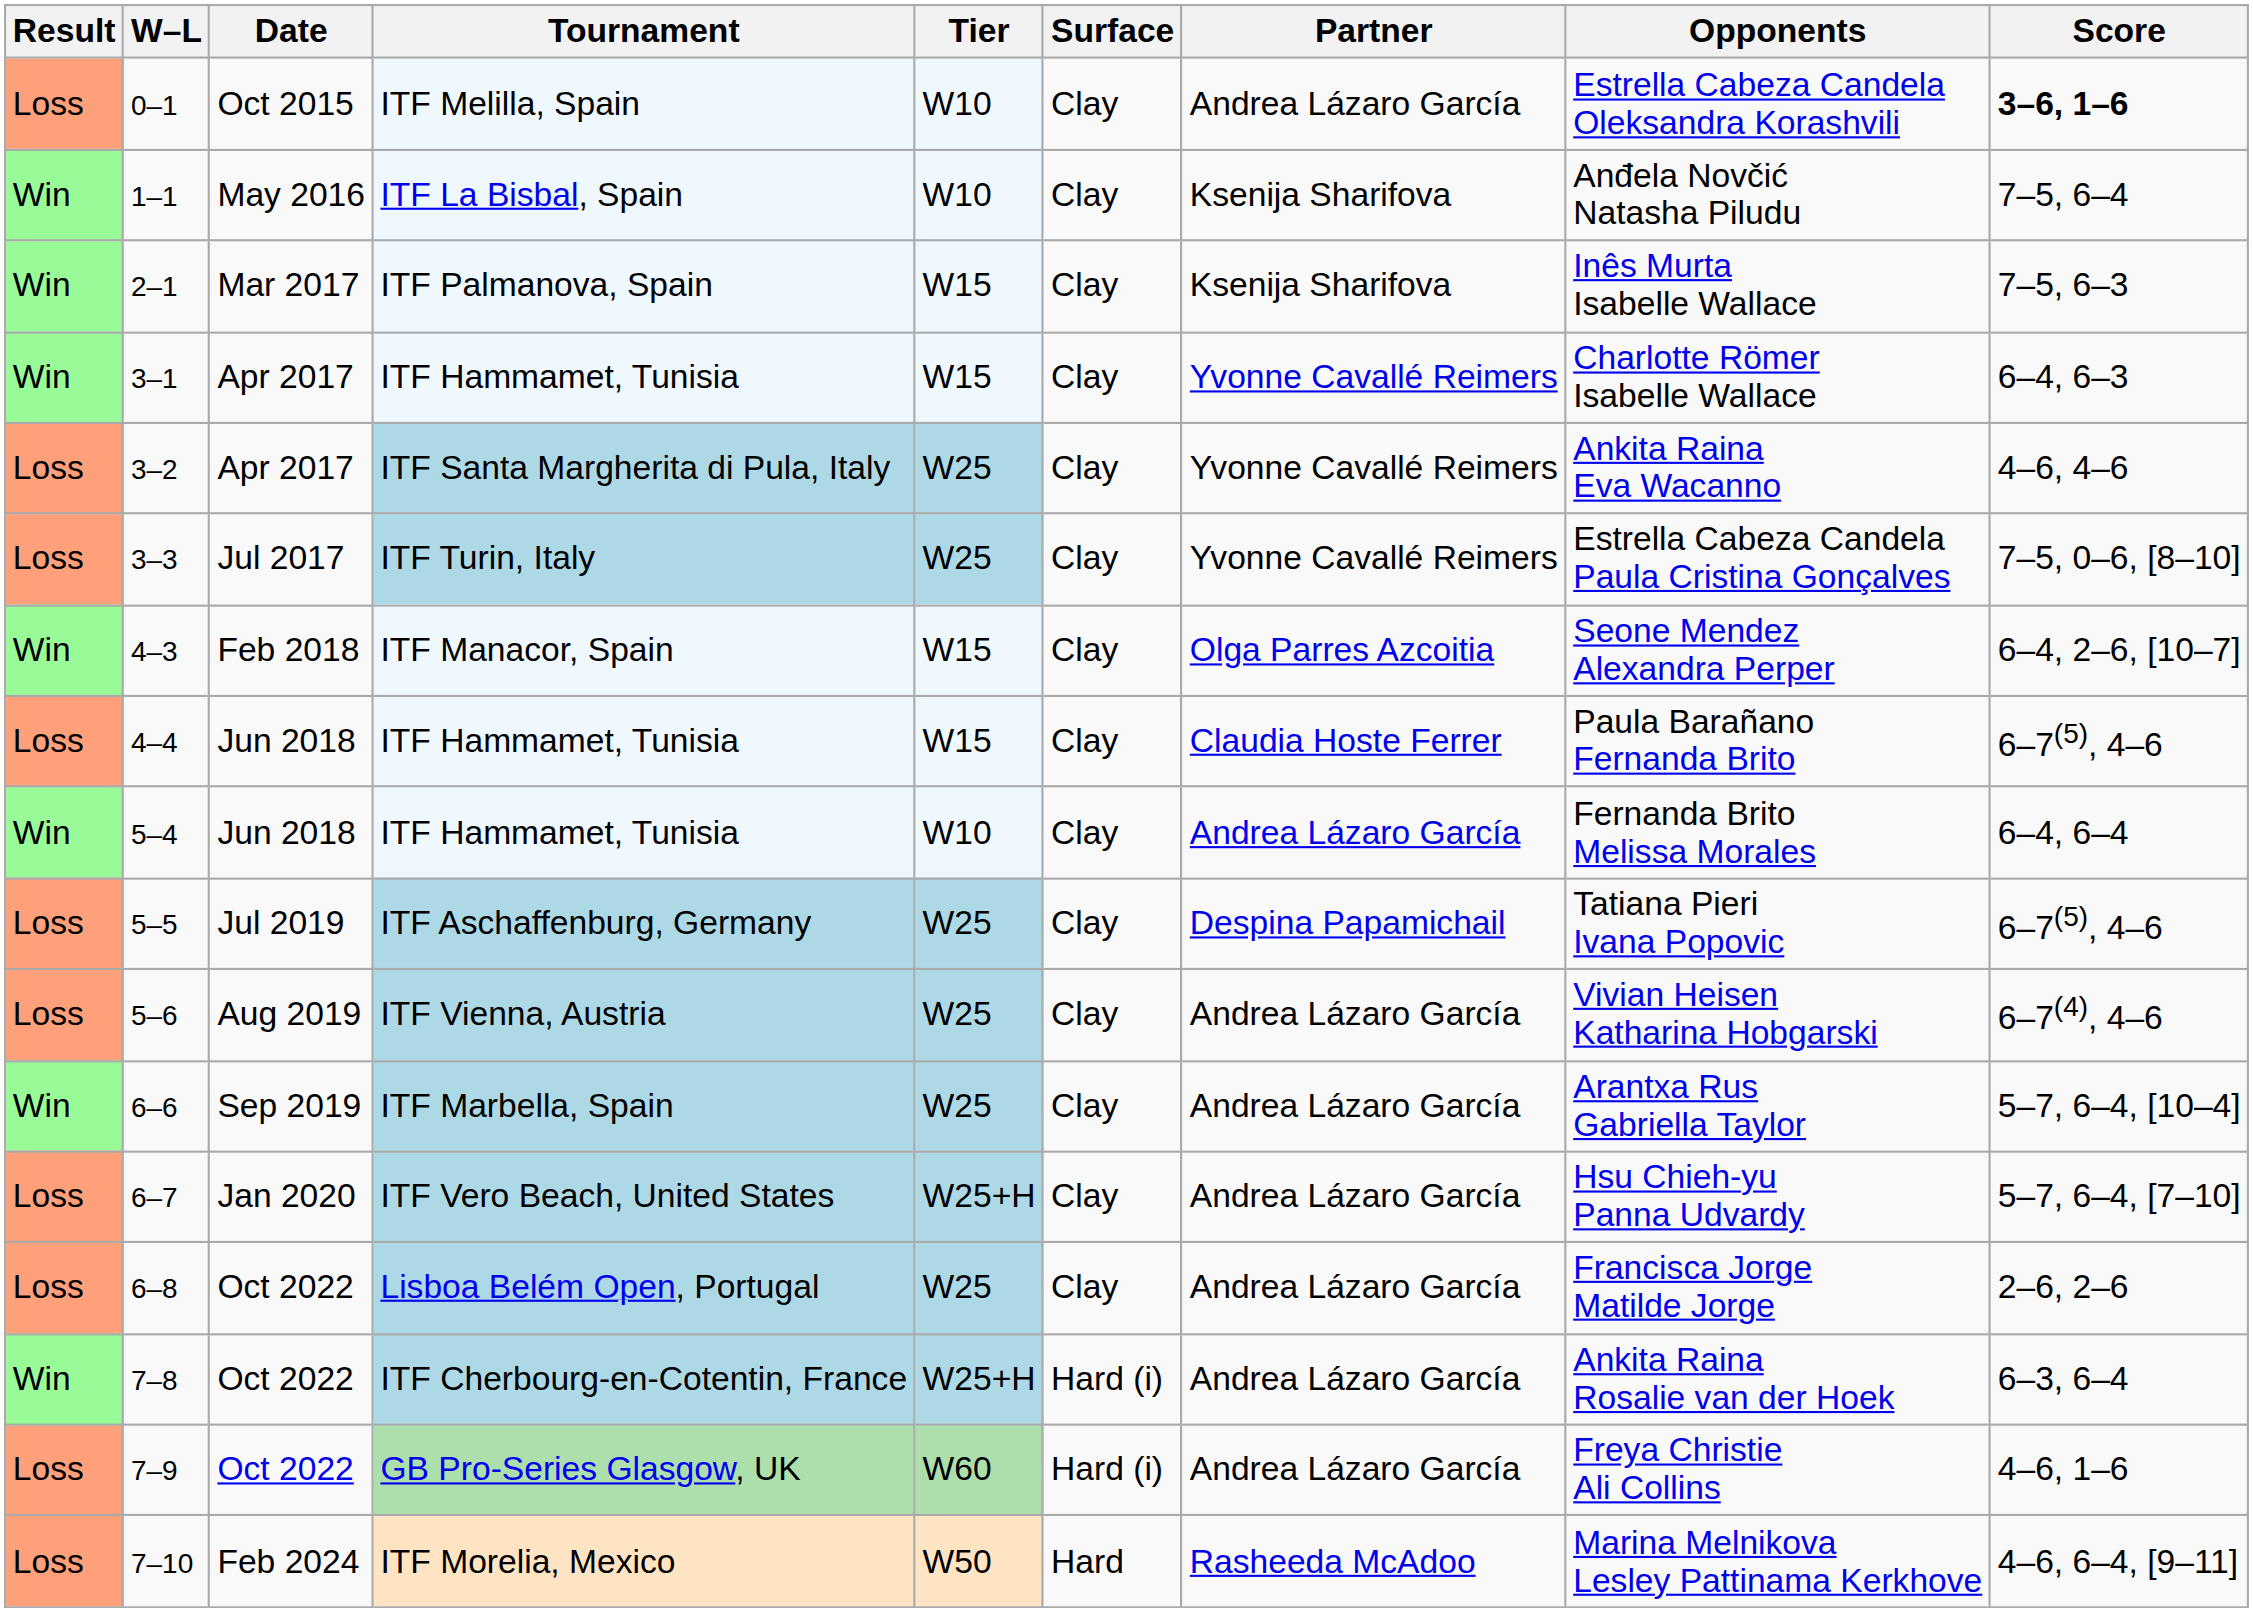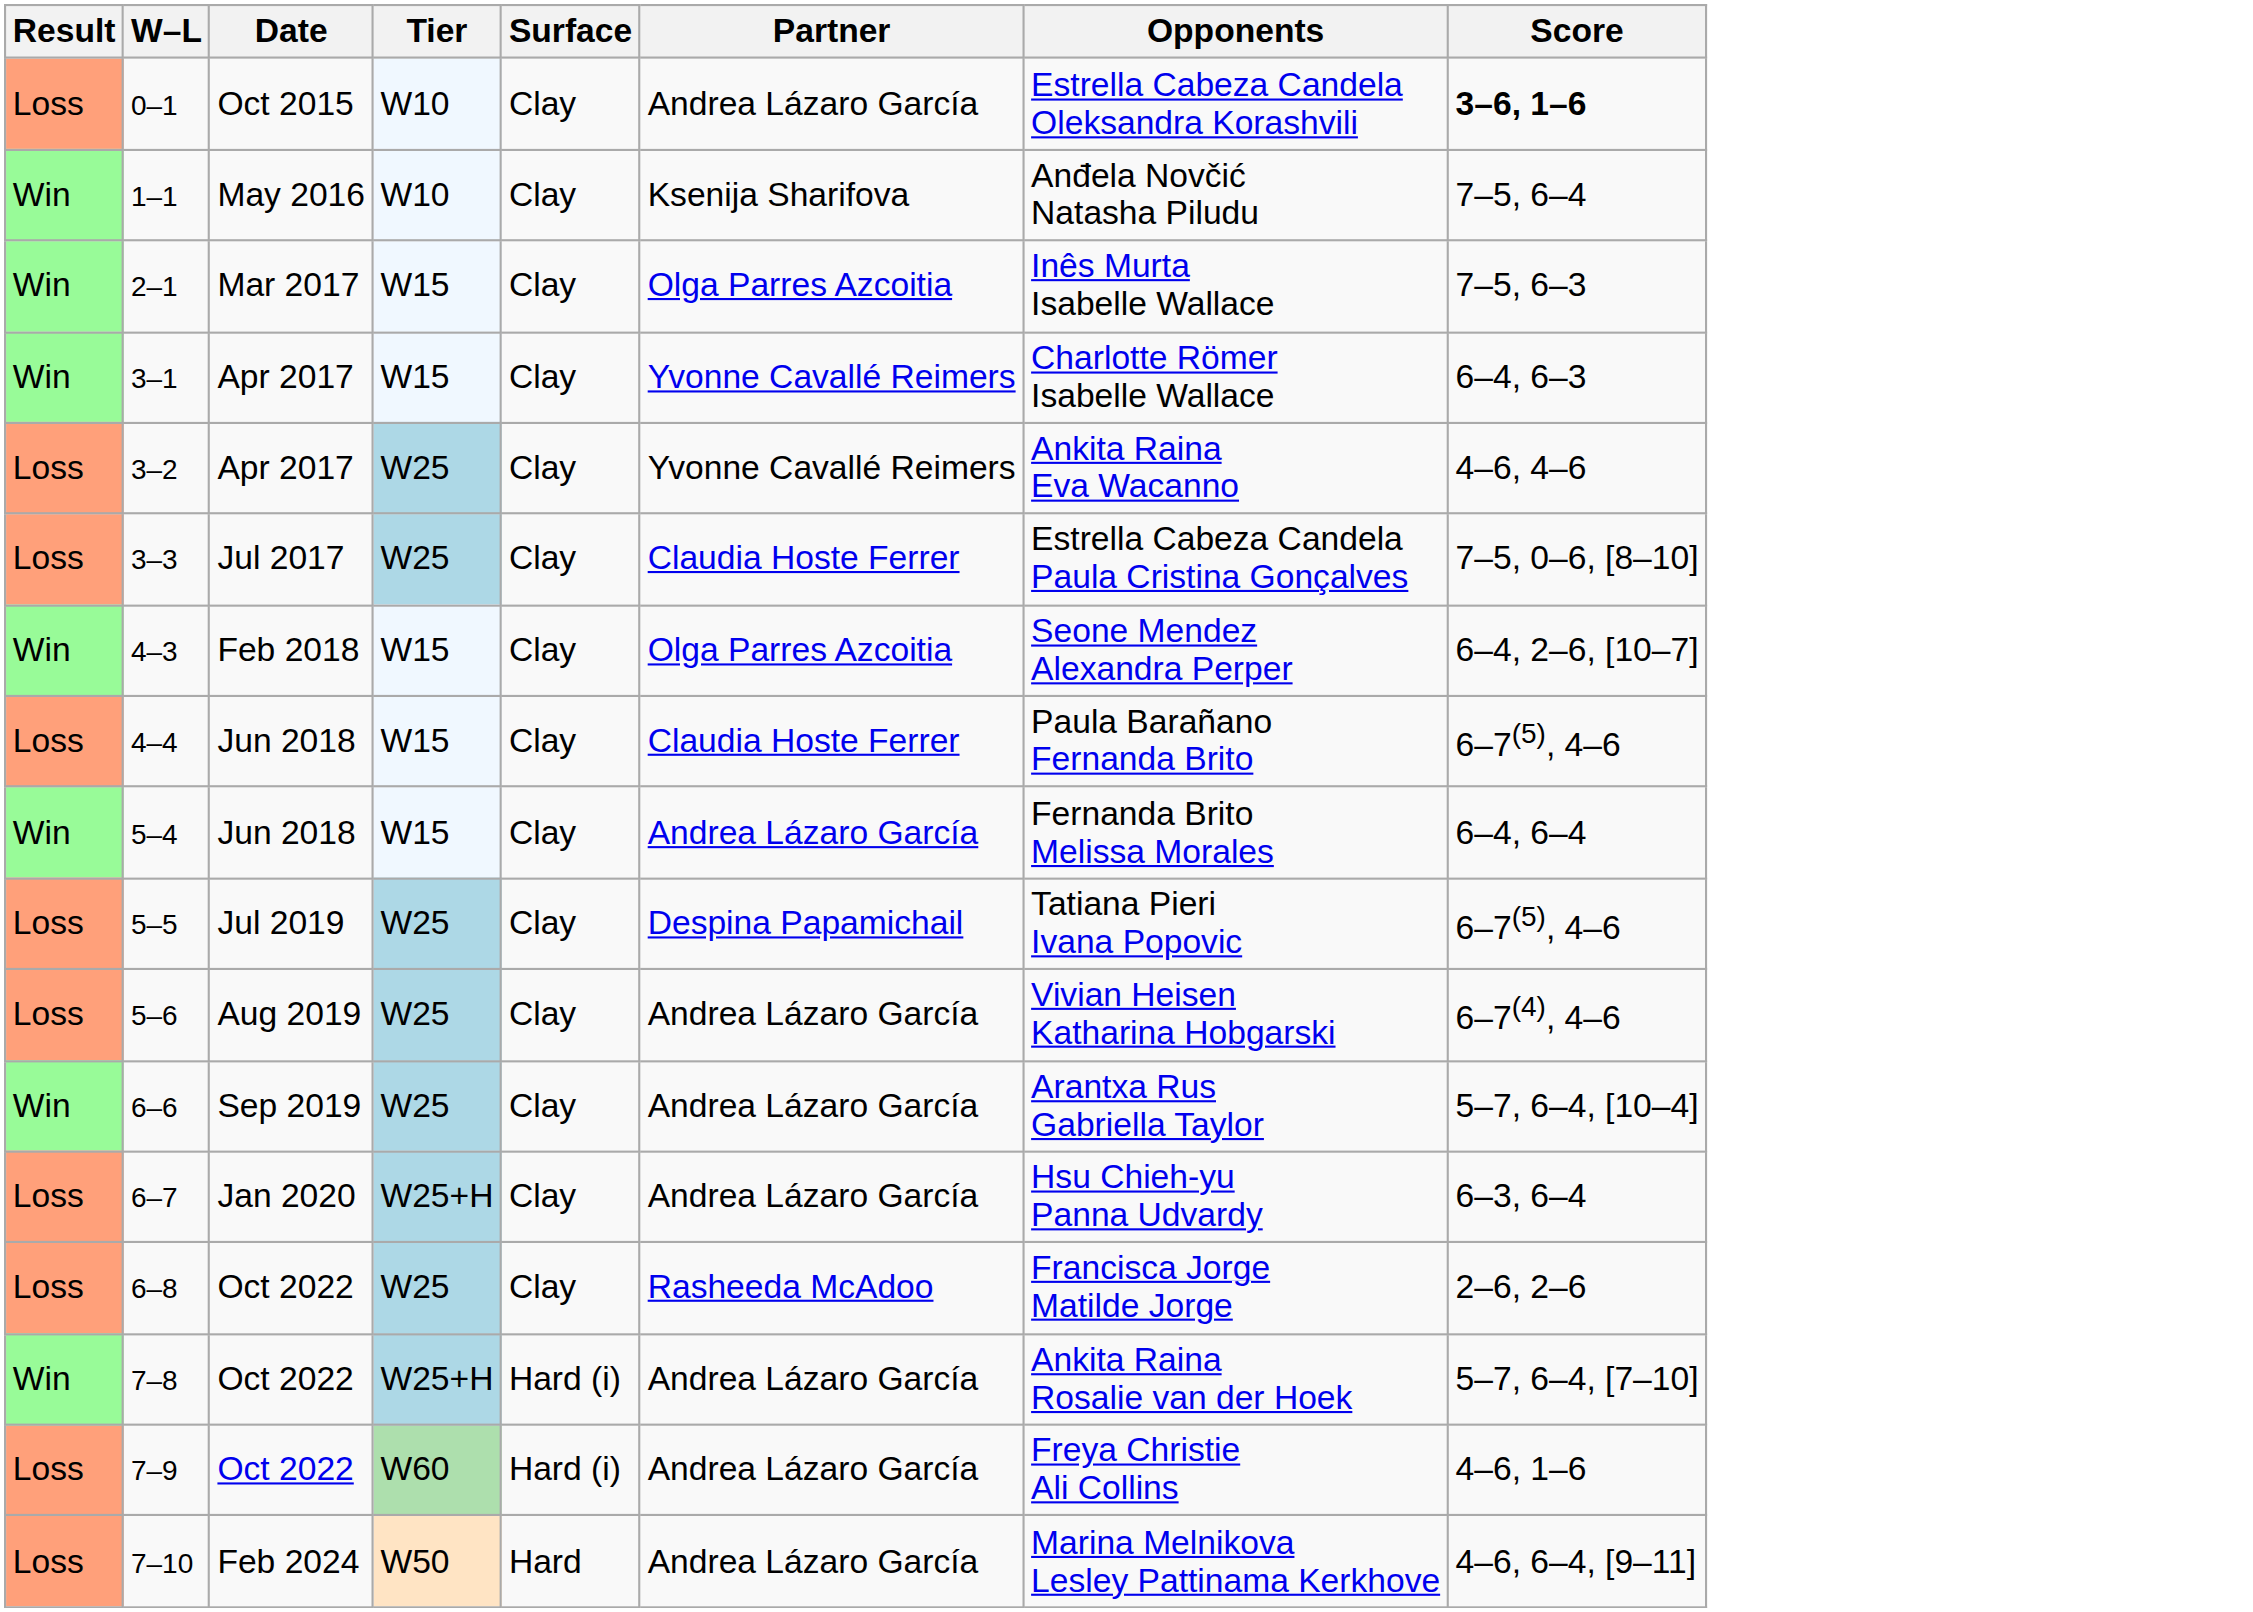- column: (644, 31)
(1321, 285) Ksenija Sharifova -> (800, 285) Olga Parres Azcoitia
(1374, 558) Yvonne Cavallé Reimers -> (804, 558) Claudia Hoste Ferrer
(957, 832) W10 -> (415, 832) W15
(2119, 1196) 5–7, 6–4, [7–10] -> (1521, 1196) 6–3, 6–4
(1355, 1287) Andrea Lázaro García -> (791, 1287) Rasheeda McAdoo
(2063, 1378) 6–3, 6–4 -> (1577, 1378) 5–7, 6–4, [7–10]
(1333, 1560) Rasheeda McAdoo -> (813, 1560) Andrea Lázaro García
